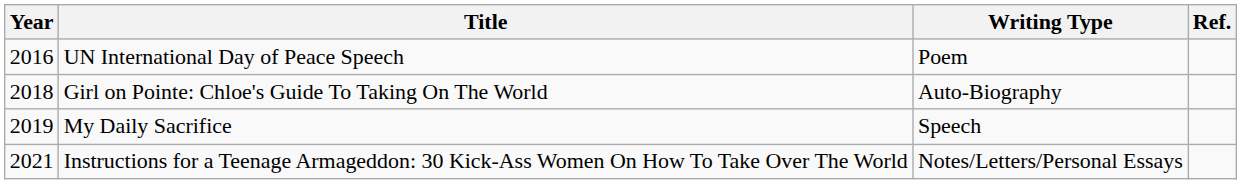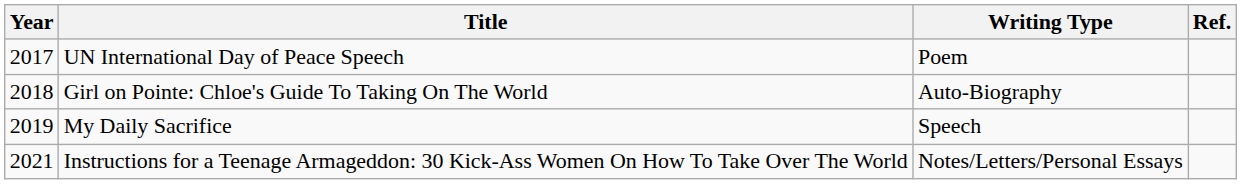(32, 56) 2016 -> (32, 56) 2017
